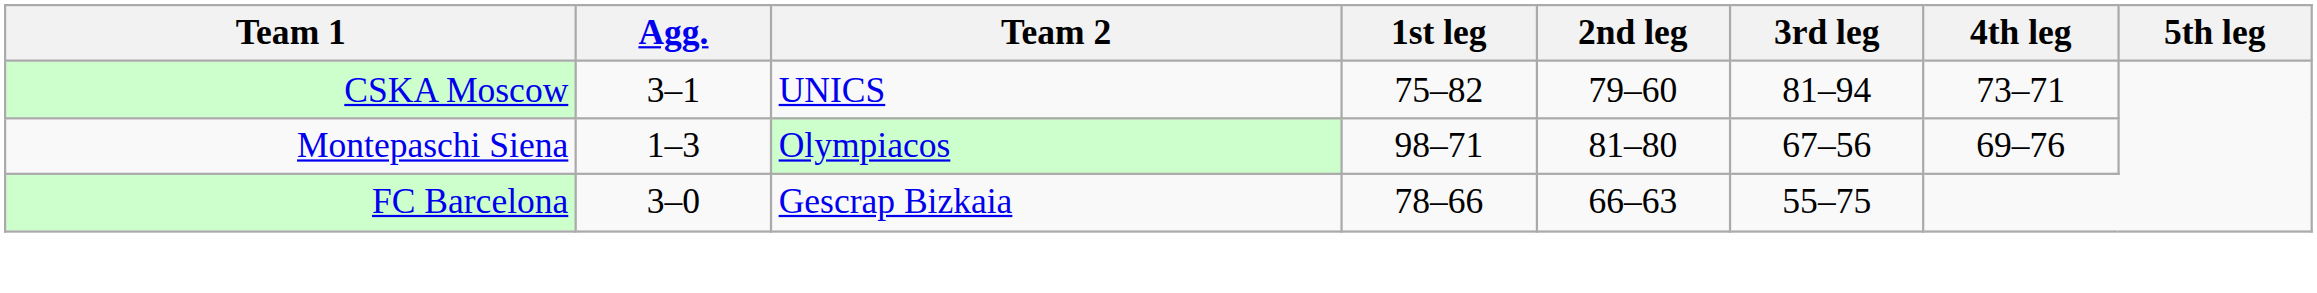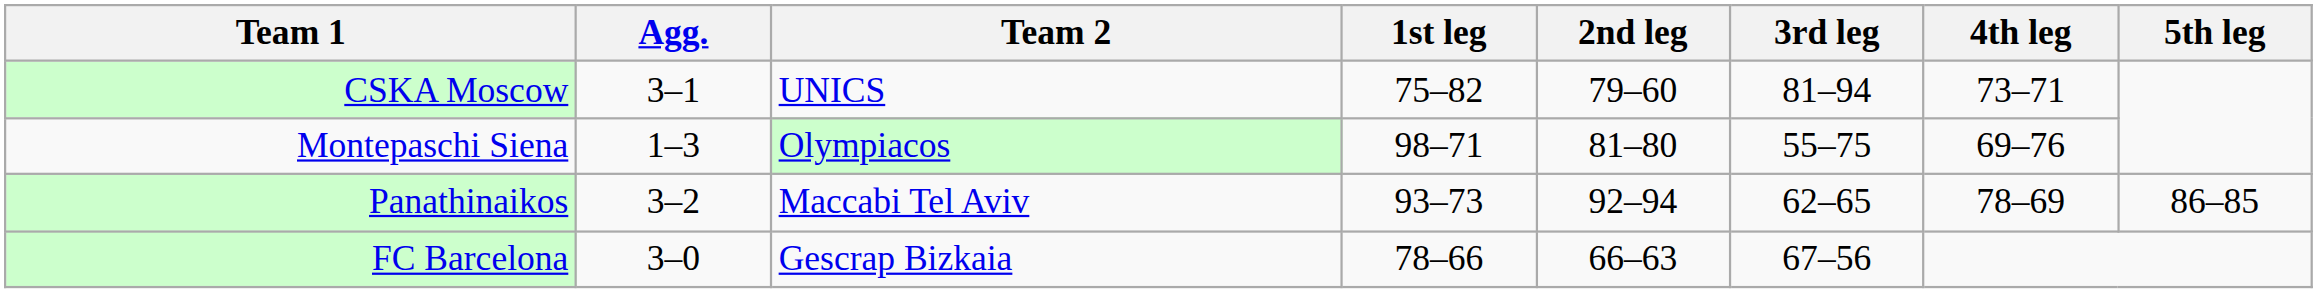(1827, 145) 67–56 -> (1827, 145) 55–75
+ row: (469, 201)
(1827, 201) 55–75 -> (1827, 257) 67–56
